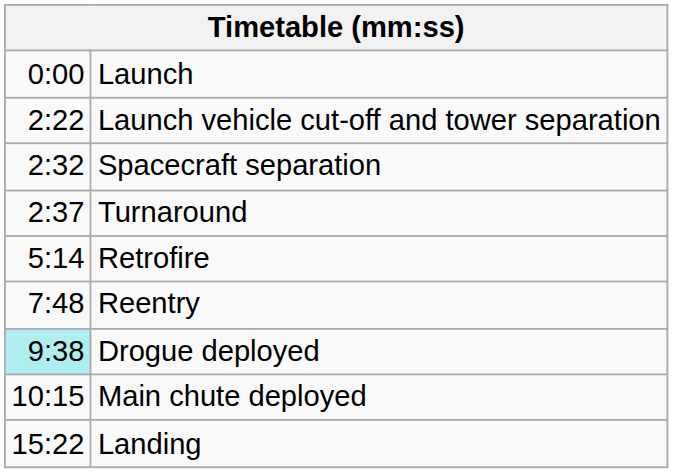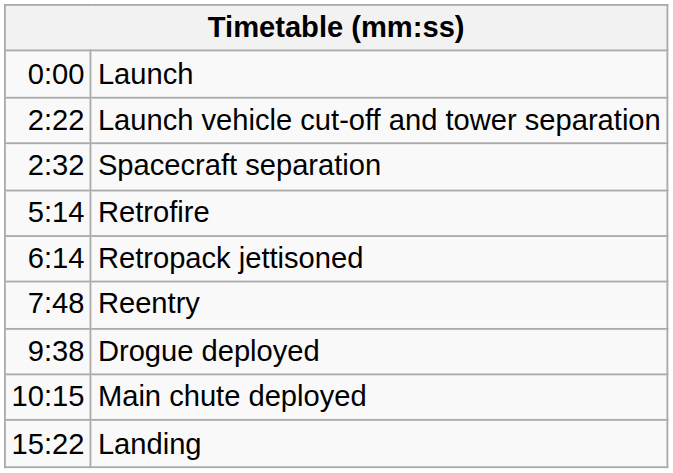- row: (173, 212)
+ row: (231, 258)
(56, 350) paleturquoise background -> (56, 350) no background
